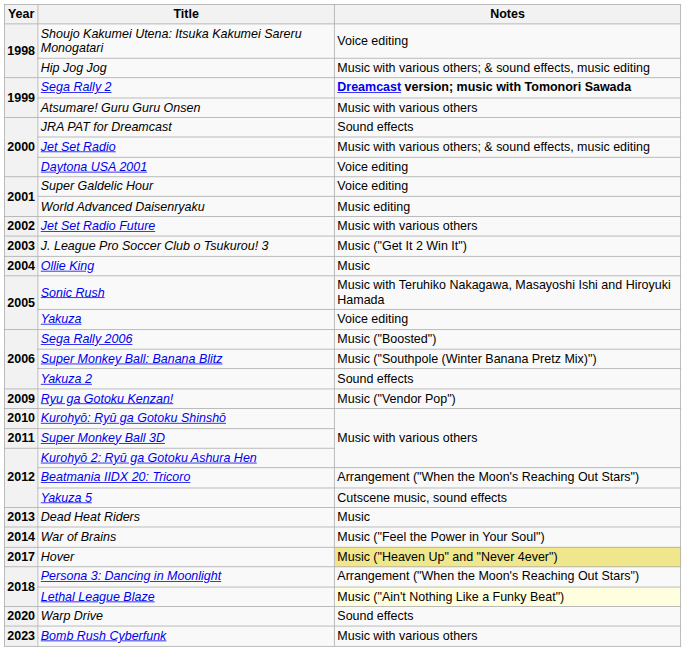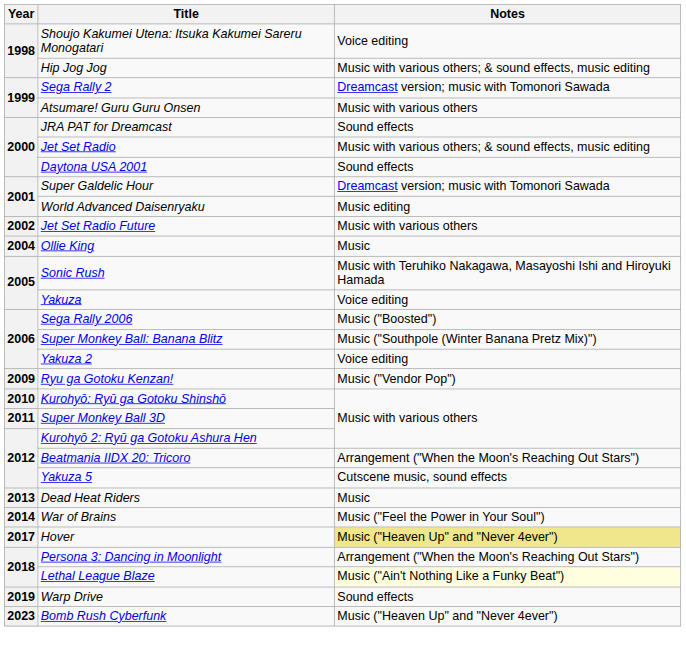(484, 87) bold -> (473, 87) normal
(373, 166) Voice editing -> (375, 166) Sound effects
(373, 186) Voice editing -> (473, 186) Dreamcast version; music with Tomonori Sawada
- row: (155, 246)
(375, 378) Sound effects -> (373, 359) Voice editing
(21, 616) 2020 -> (21, 596) 2019
(407, 636) Music with various others -> (447, 616) Music ("Heaven Up" and "Never 4ever")
